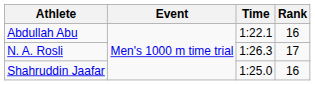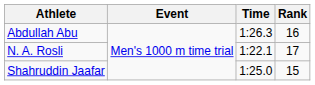(256, 33) 1:22.1 -> (256, 33) 1:26.3
(256, 52) 1:26.3 -> (256, 52) 1:22.1
(293, 71) 16 -> (293, 71) 15
